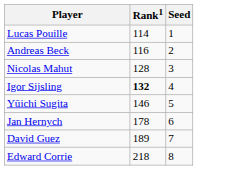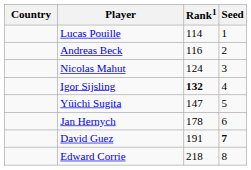+ column: (31, 14)
(141, 68) 128 -> (194, 68) 124
(141, 103) 146 -> (194, 103) 147
(141, 138) 189 -> (194, 138) 191
(171, 138) normal -> (224, 138) bold
